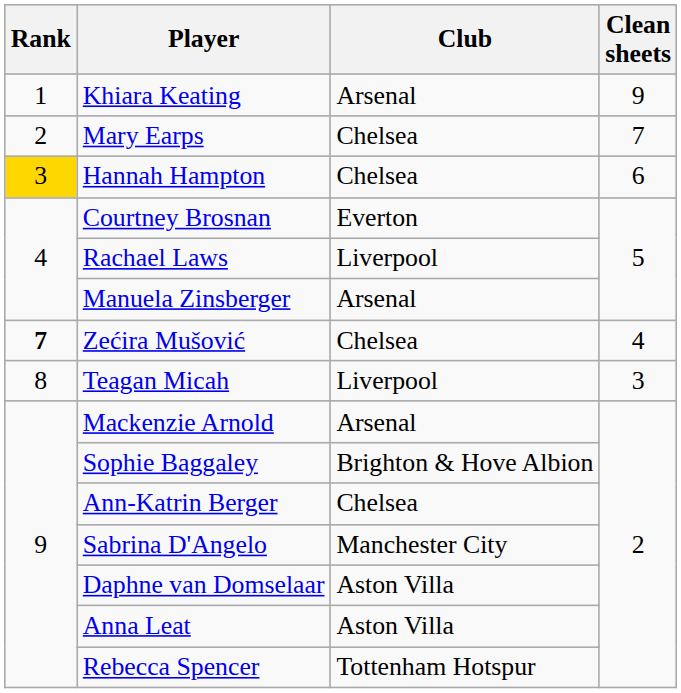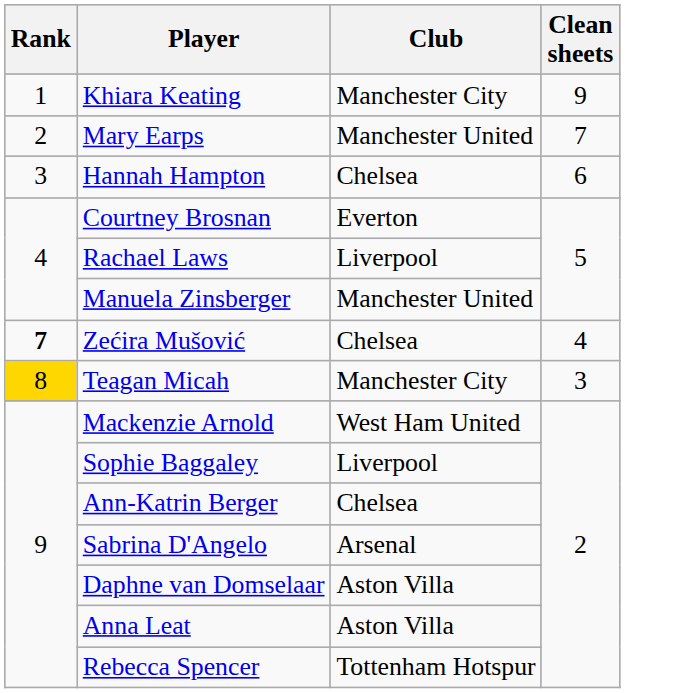(376, 94) Arsenal -> (422, 94) Manchester City
(377, 135) Chelsea -> (435, 135) Manchester United
(41, 176) gold background -> (41, 176) no background
(376, 299) Arsenal -> (435, 299) Manchester United
(41, 380) no background -> (41, 380) gold background
(387, 380) Liverpool -> (422, 380) Manchester City
(376, 421) Arsenal -> (428, 421) West Ham United
(465, 462) Brighton & Hove Albion -> (387, 462) Liverpool
(422, 544) Manchester City -> (376, 544) Arsenal
